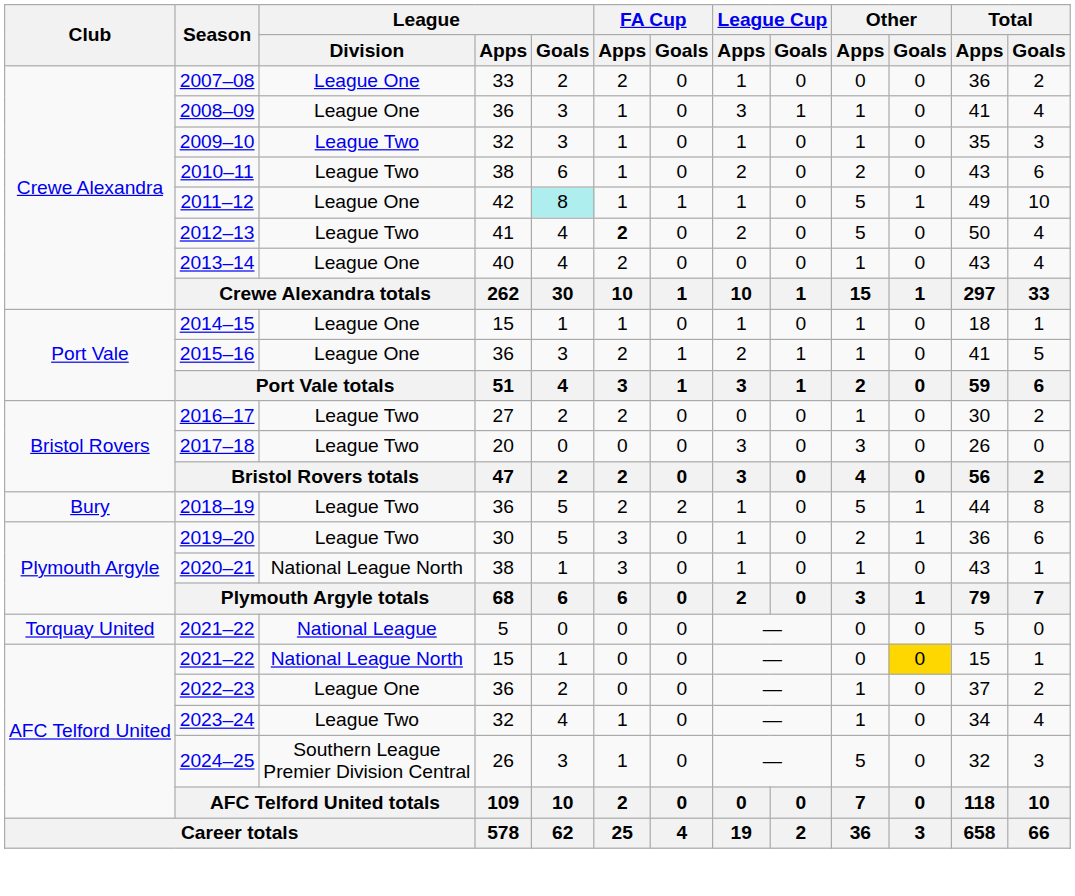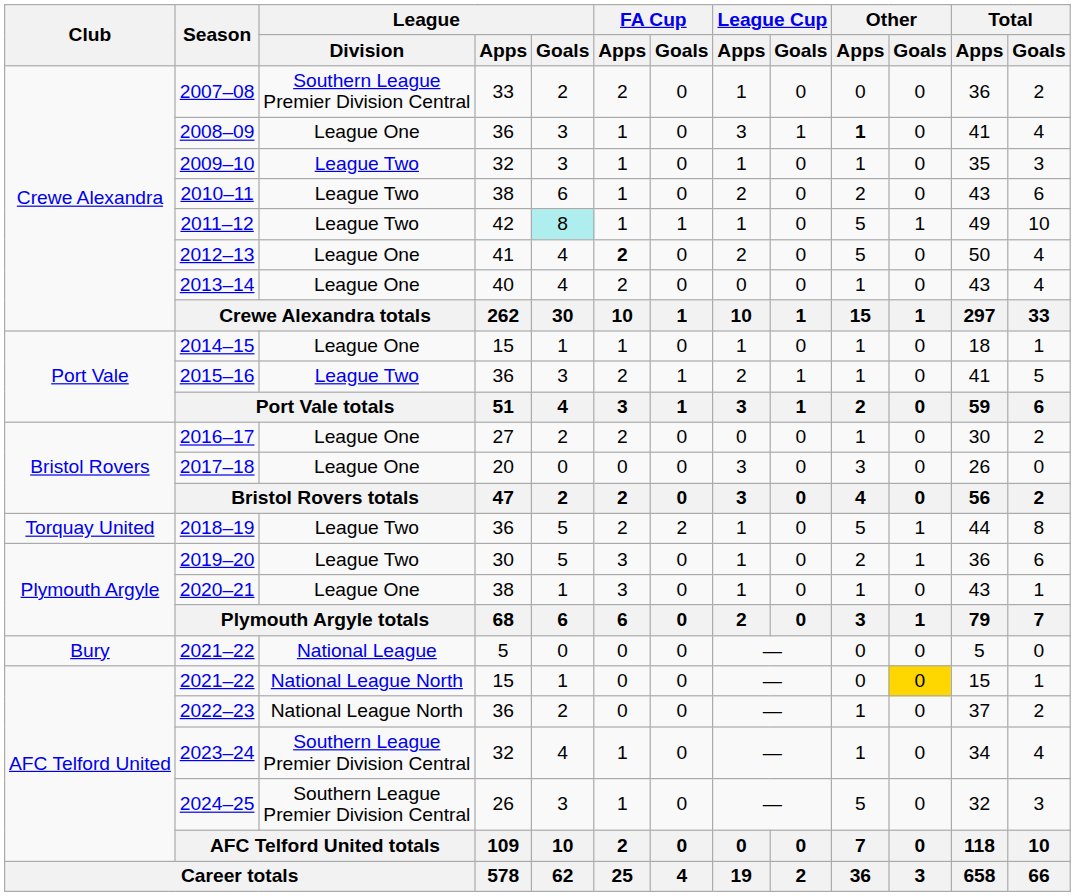(367, 80) League One -> (367, 91) Southern League Premier Division Central
(860, 111) normal -> (860, 132) bold
(367, 202) League One -> (367, 224) League Two
(367, 232) League Two -> (367, 254) League One
(367, 354) League One -> (367, 376) League Two
(367, 415) League Two -> (367, 437) League One
(367, 446) League Two -> (367, 467) League One
(90, 506) Bury -> (90, 528) Torquay United
(367, 567) National League North -> (367, 589) League One
(90, 628) Torquay United -> (90, 650) Bury
(367, 689) League One -> (367, 711) National League North
(367, 720) League Two -> (367, 752) Southern League Premier Division Central
